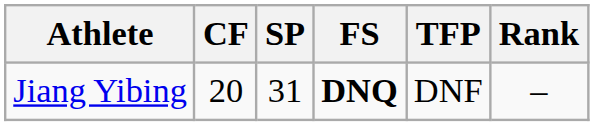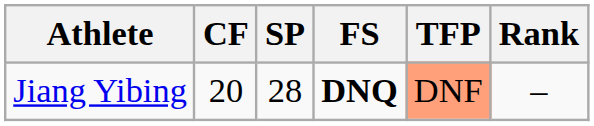(285, 90) 31 -> (285, 90) 28
(448, 90) no background -> (448, 90) lightsalmon background
